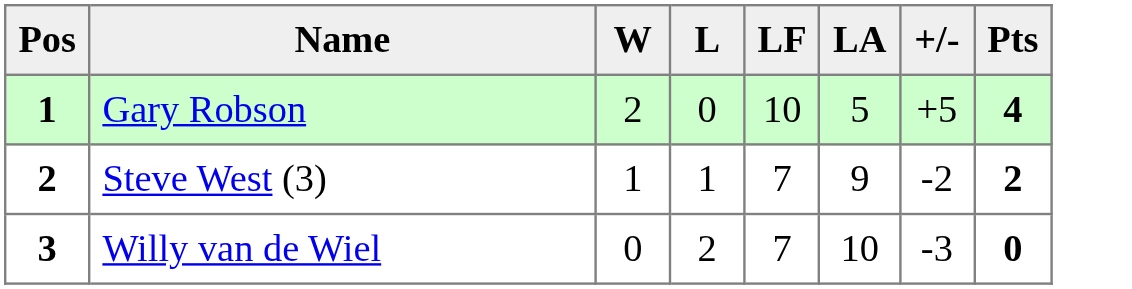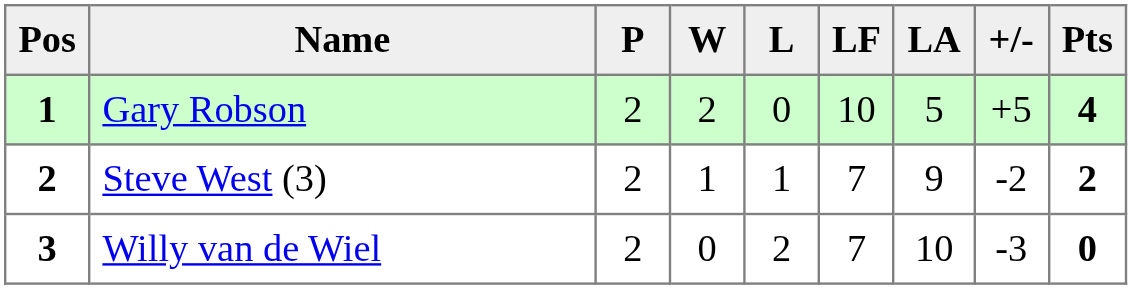+ column: (633, 39)
